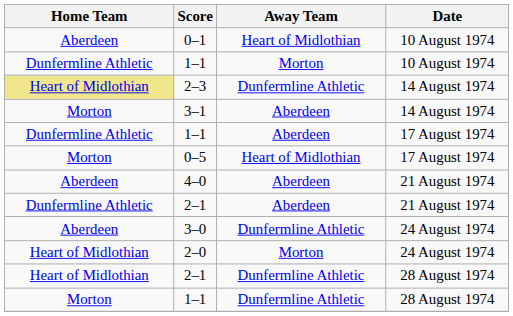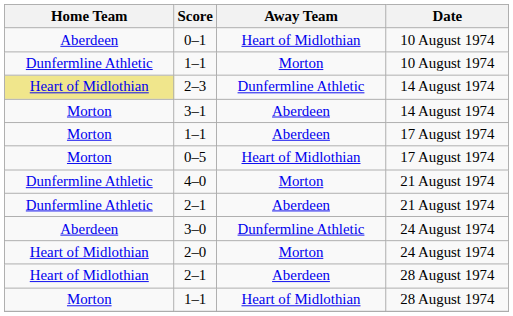(89, 134) Dunfermline Athletic -> (89, 134) Morton
(89, 181) Aberdeen -> (89, 181) Dunfermline Athletic
(301, 181) Aberdeen -> (301, 181) Morton
(301, 275) Dunfermline Athletic -> (301, 275) Aberdeen
(301, 299) Dunfermline Athletic -> (301, 299) Heart of Midlothian
